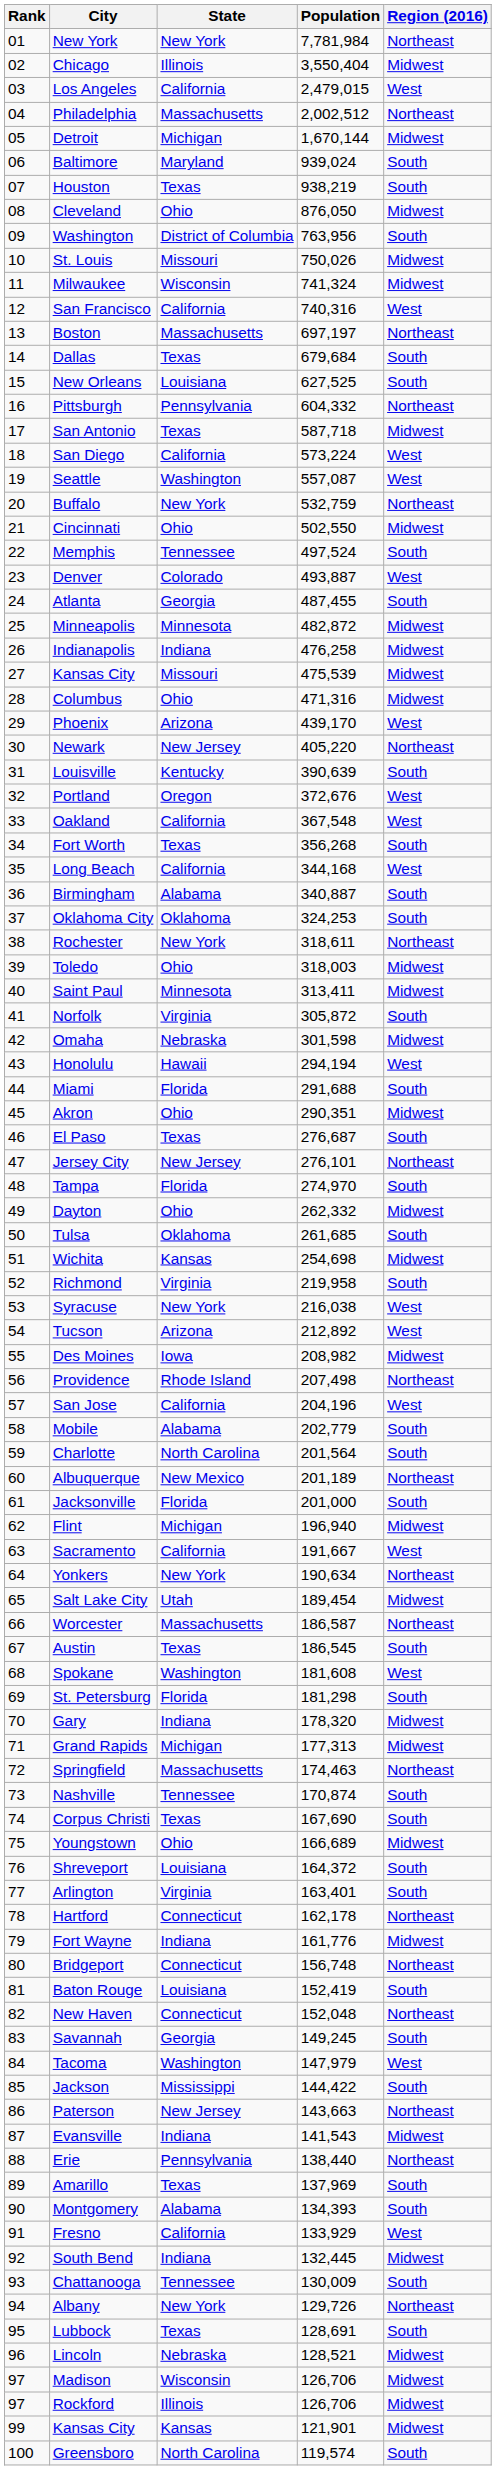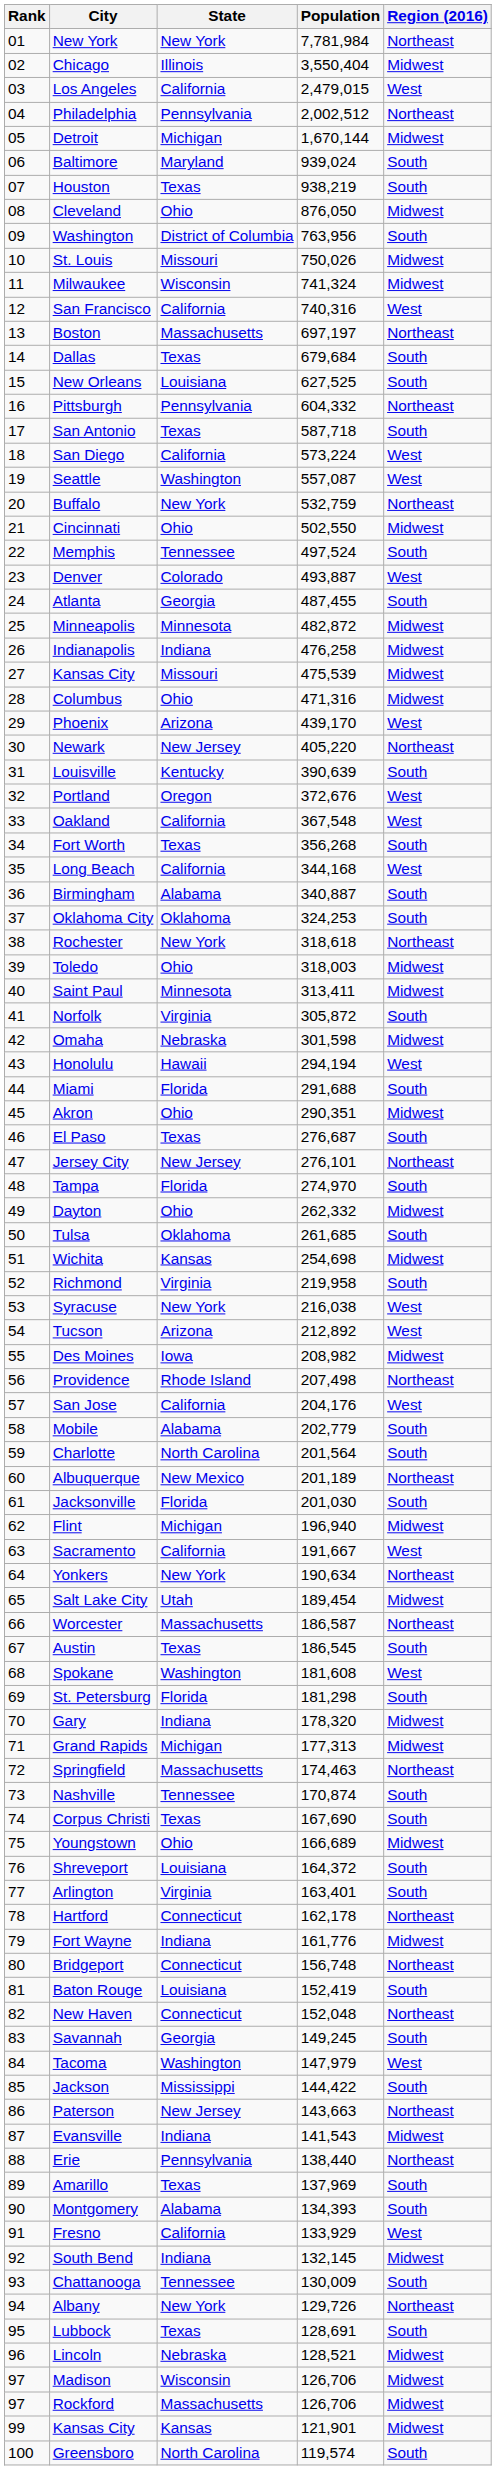(212, 114) Massachusetts -> (206, 114) Pennsylvania
(415, 430) Midwest -> (407, 430) South
(328, 942) 318,611 -> (328, 942) 318,618
(328, 1405) 204,196 -> (328, 1405) 204,176
(328, 1502) 201,000 -> (328, 1502) 201,030
(328, 2257) 132,445 -> (328, 2257) 132,145
(182, 2403) Illinois -> (212, 2403) Massachusetts
